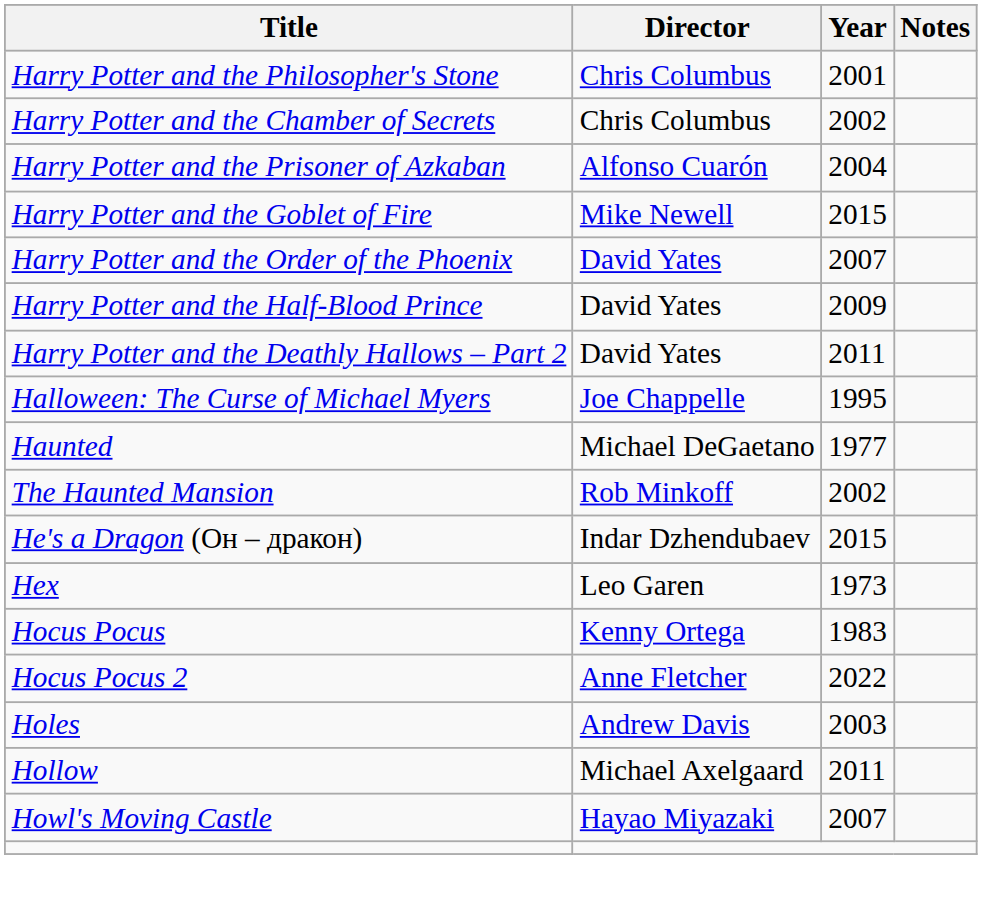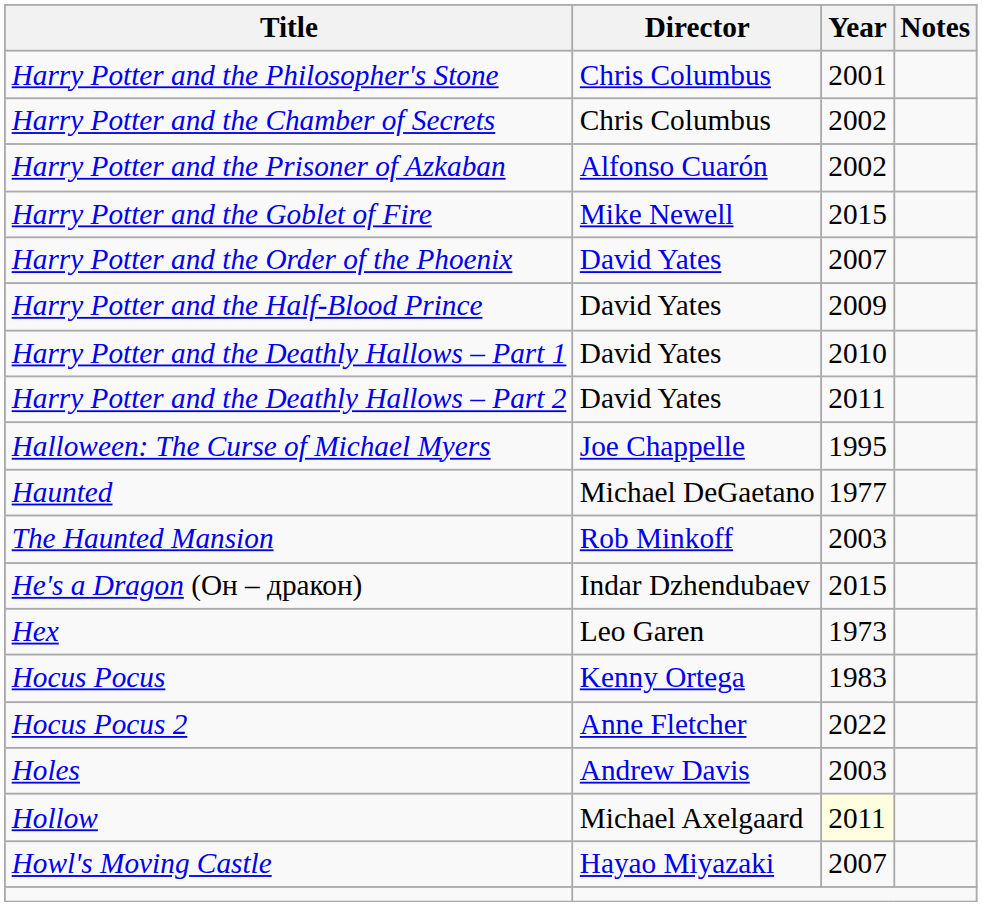(858, 167) 2004 -> (858, 167) 2002
+ row: (289, 352)
(858, 492) 2002 -> (858, 538) 2003
(857, 770) no background -> (857, 817) lightyellow background
